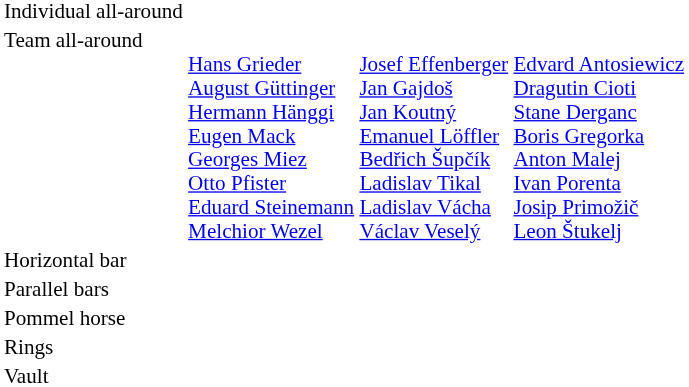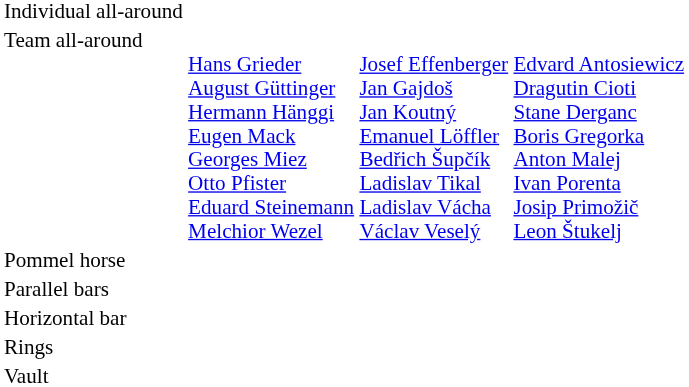rows swapped: (65, 259) <-> (65, 317)
